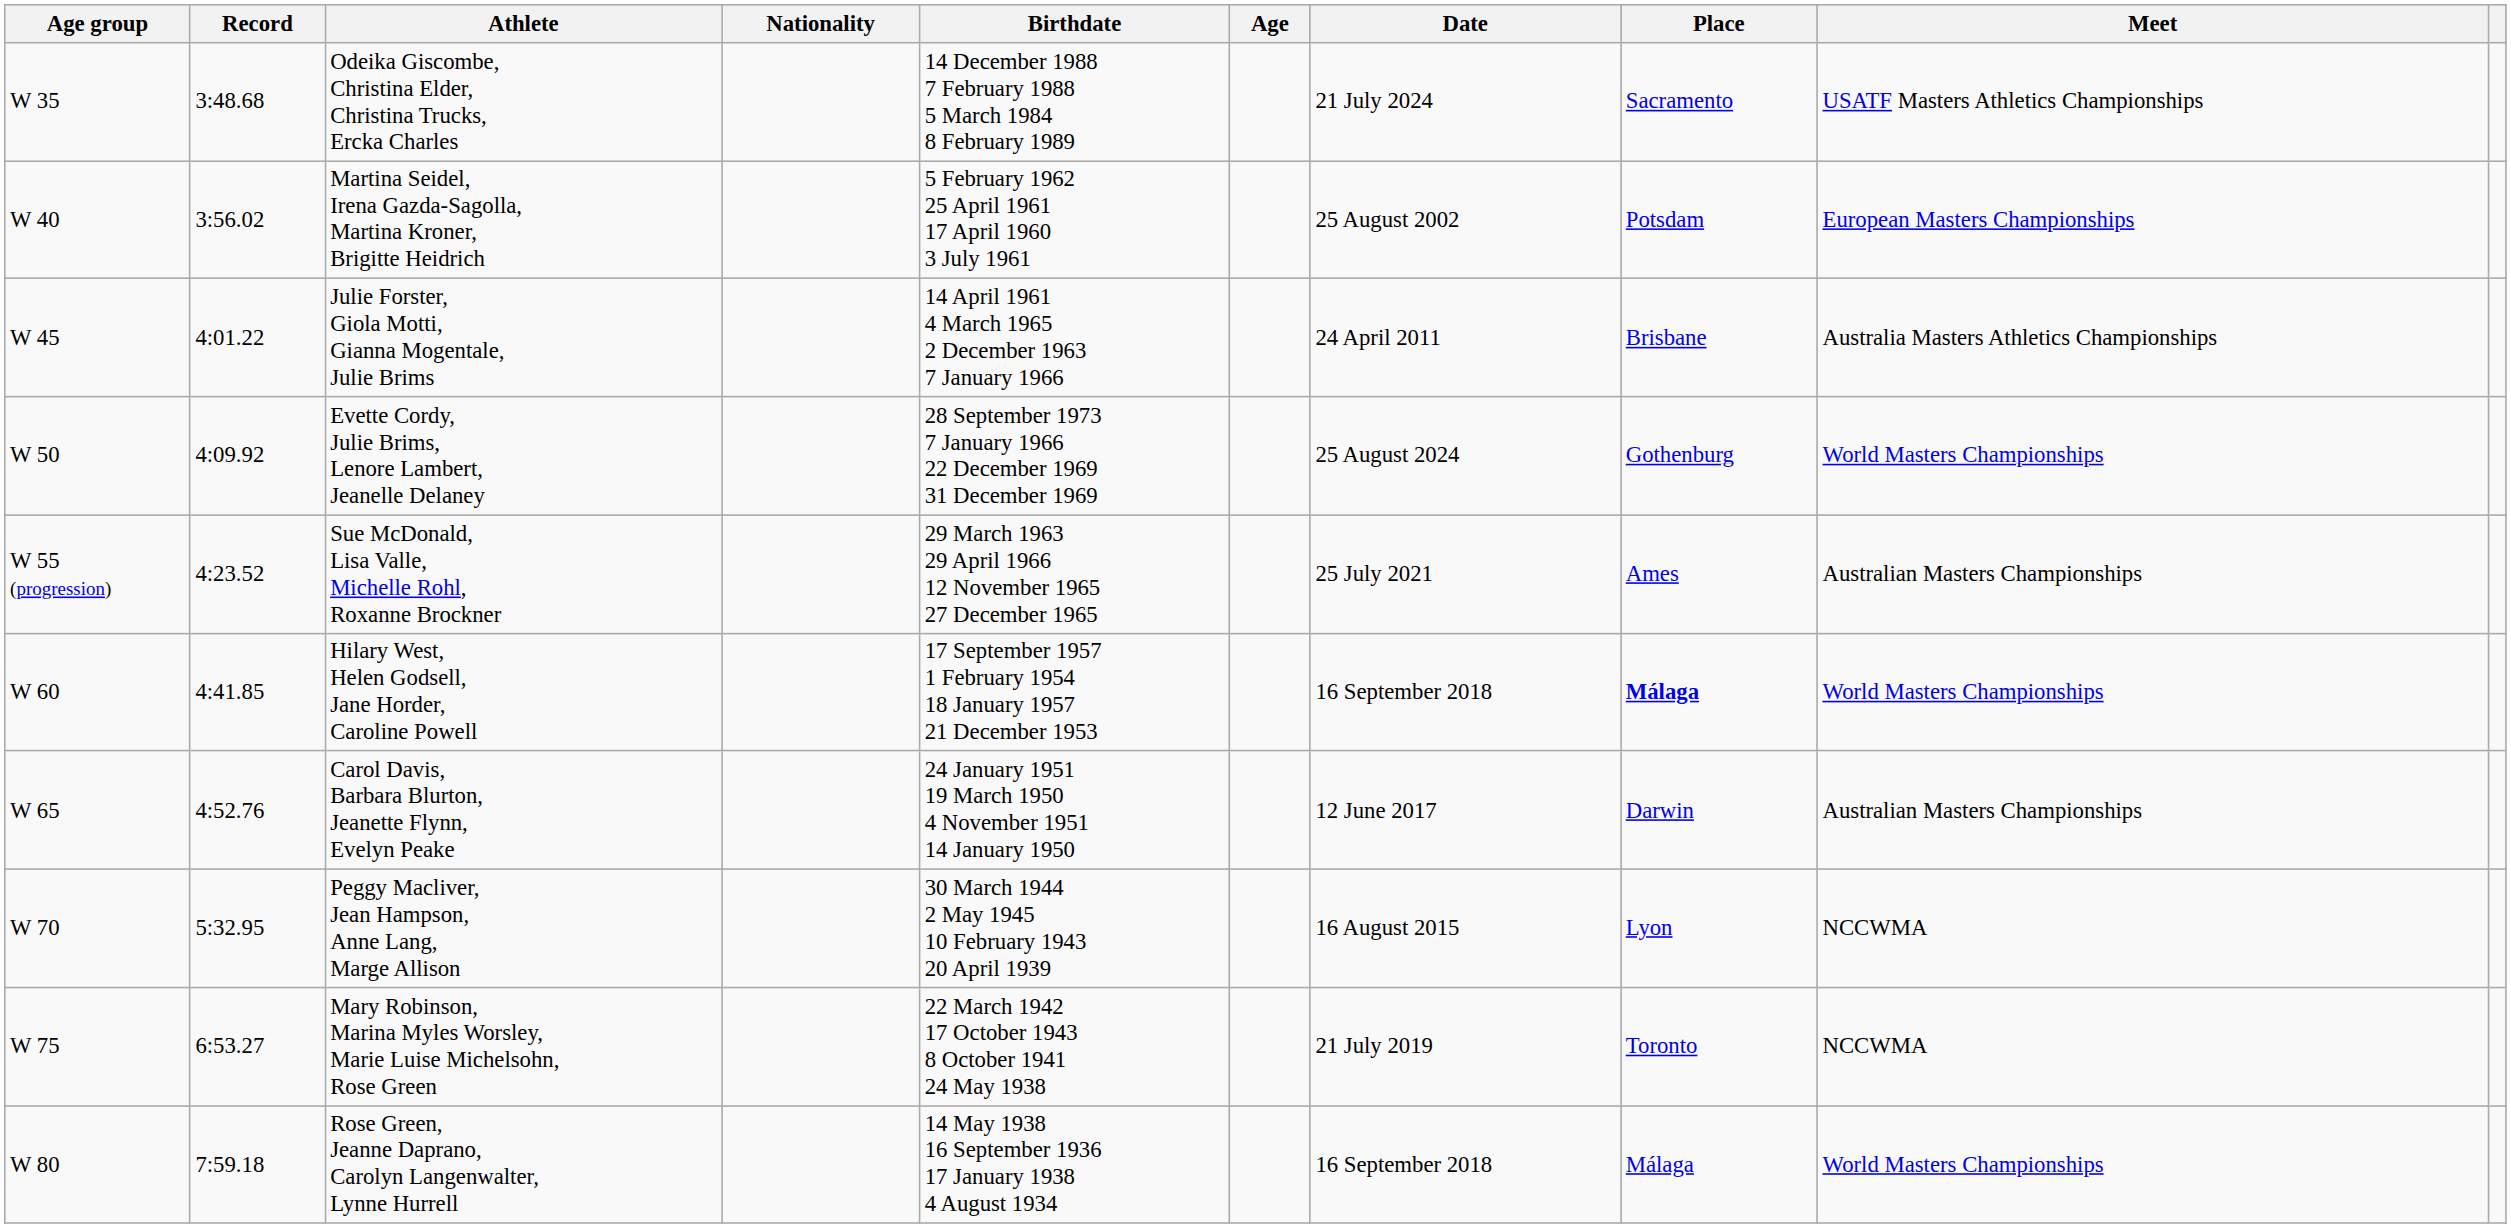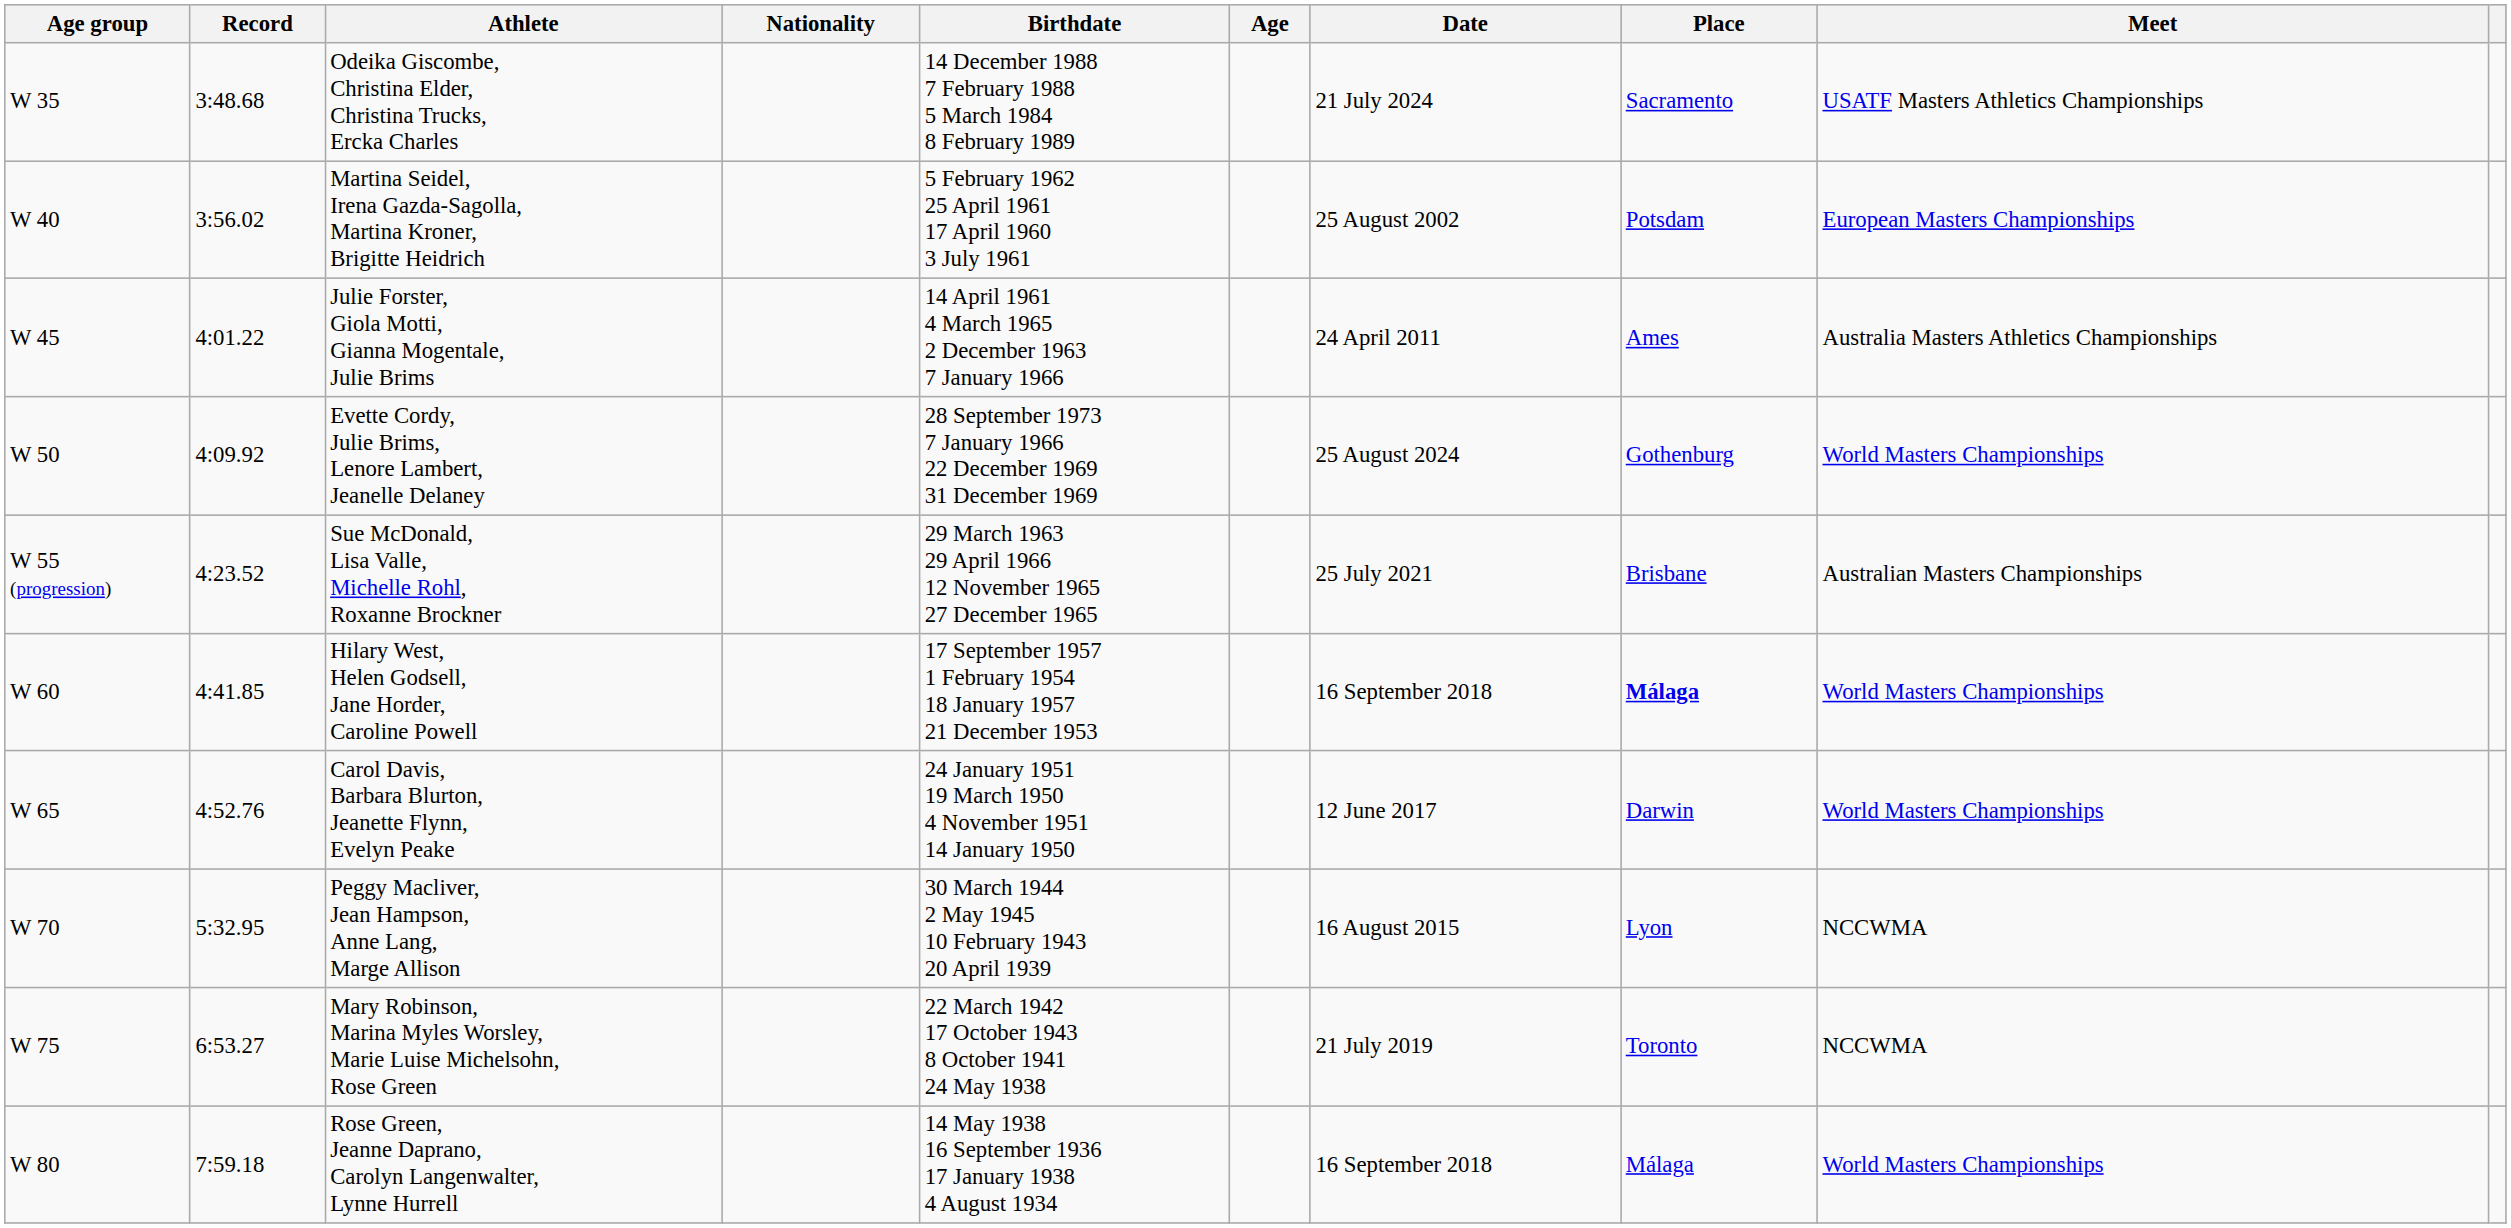(1666, 337) Brisbane -> (1652, 337) Ames
(1652, 573) Ames -> (1666, 573) Brisbane
(1982, 810) Australian Masters Championships -> (1963, 810) World Masters Championships
